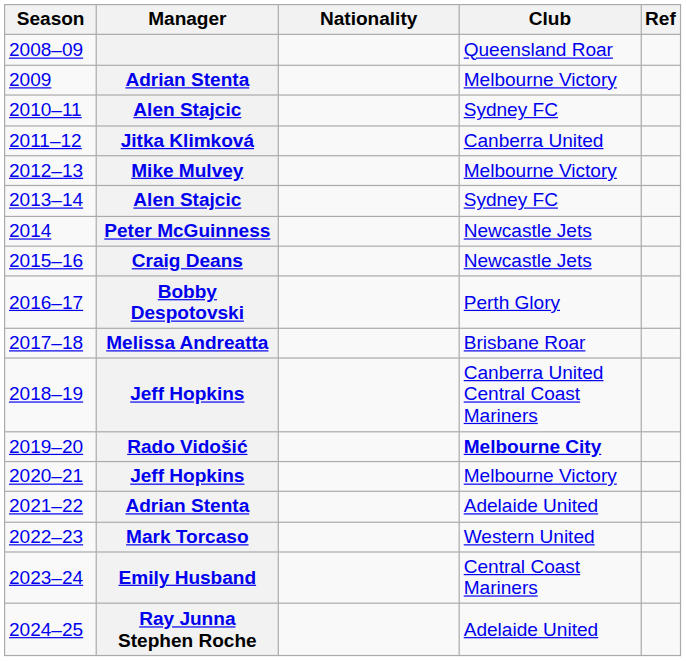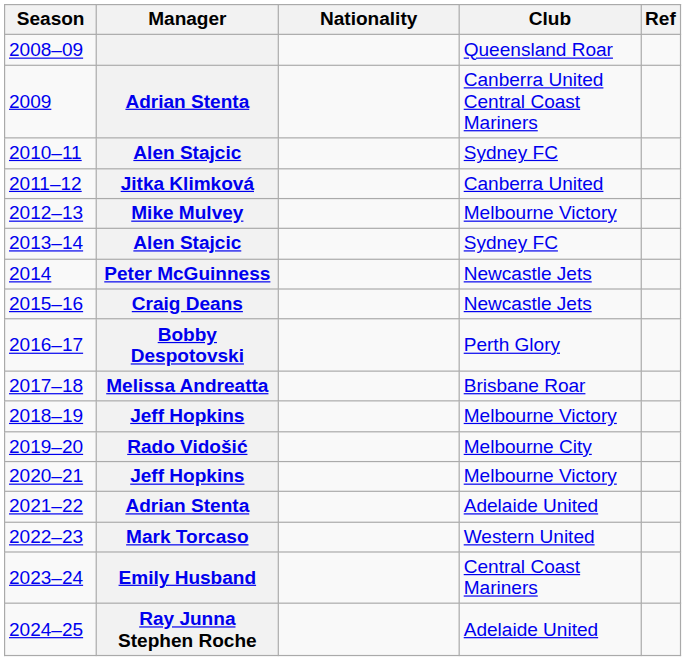(540, 79) Melbourne Victory -> (534, 101) Canberra United Central Coast Mariners
(534, 394) Canberra United Central Coast Mariners -> (540, 416) Melbourne Victory
(532, 446) bold -> (528, 446) normal
